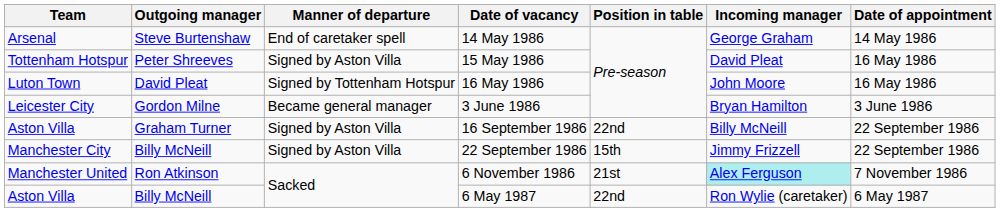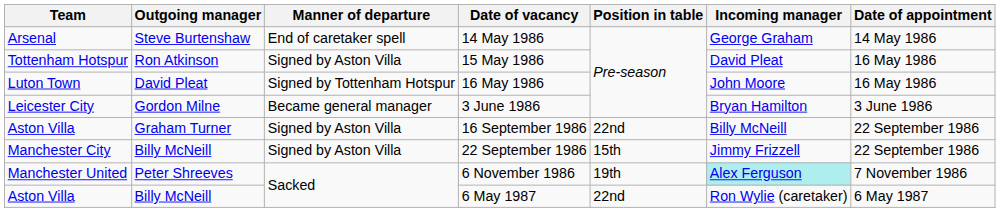(184, 60) Peter Shreeves -> (177, 60) Ron Atkinson
(177, 173) Ron Atkinson -> (184, 173) Peter Shreeves
(607, 173) 21st -> (607, 173) 19th
